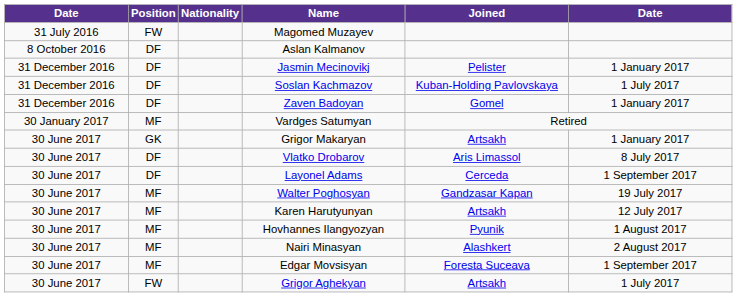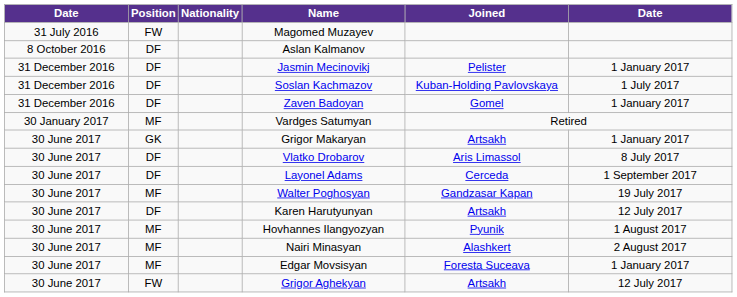(153, 211) MF -> (153, 211) DF
(650, 265) 1 September 2017 -> (650, 265) 1 January 2017
(650, 283) 1 July 2017 -> (650, 283) 12 July 2017
